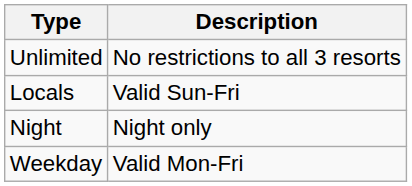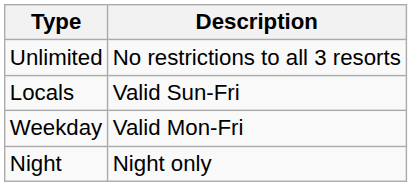rows swapped: (56, 163) <-> (36, 127)
